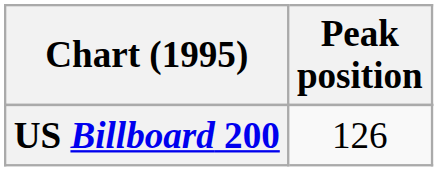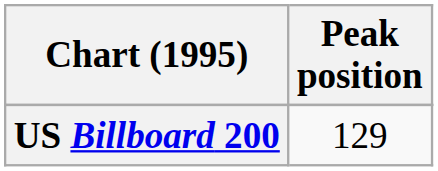(360, 134) 126 -> (360, 134) 129
